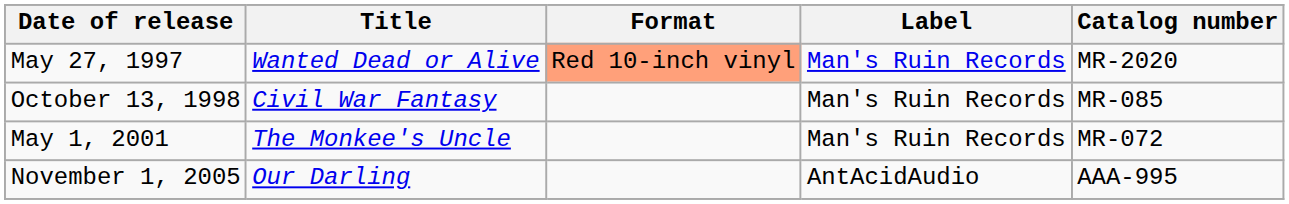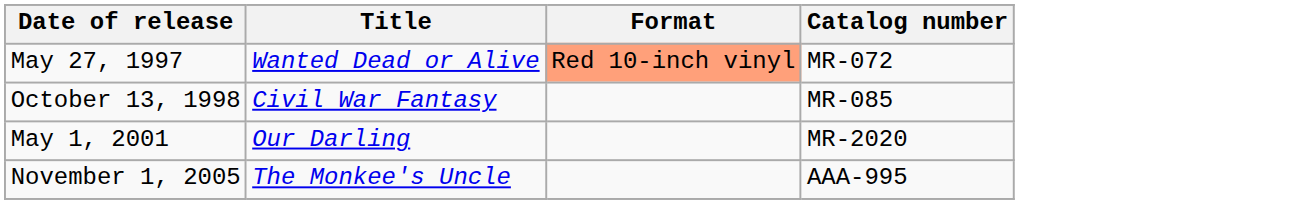- column: (936, 25)
(1127, 63) MR-2020 -> (850, 63) MR-072
(382, 141) The Monkee's Uncle -> (331, 141) Our Darling
(1120, 141) MR-072 -> (857, 141) MR-2020
(331, 179) Our Darling -> (382, 179) The Monkee's Uncle
